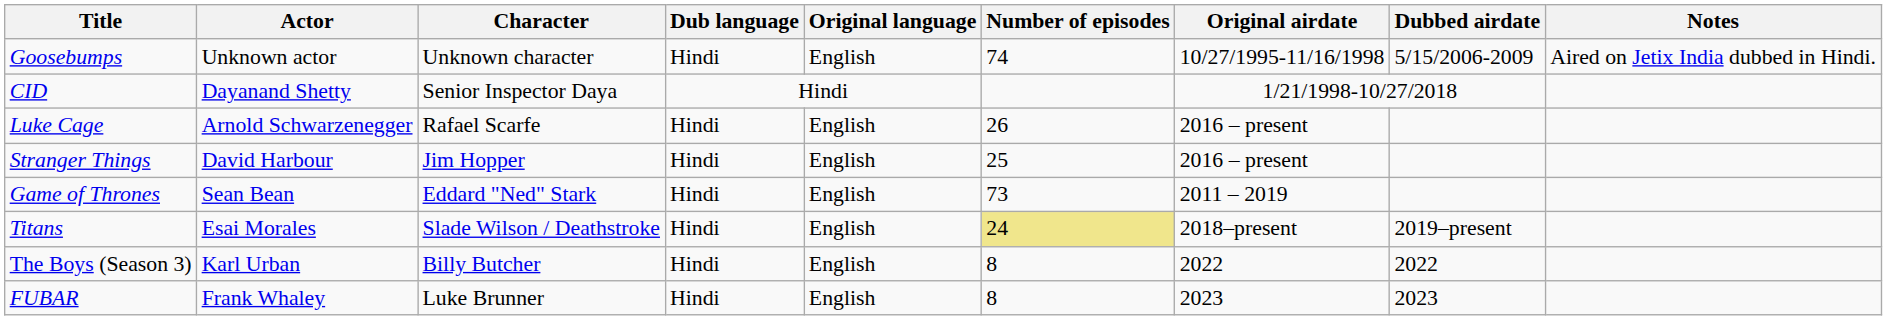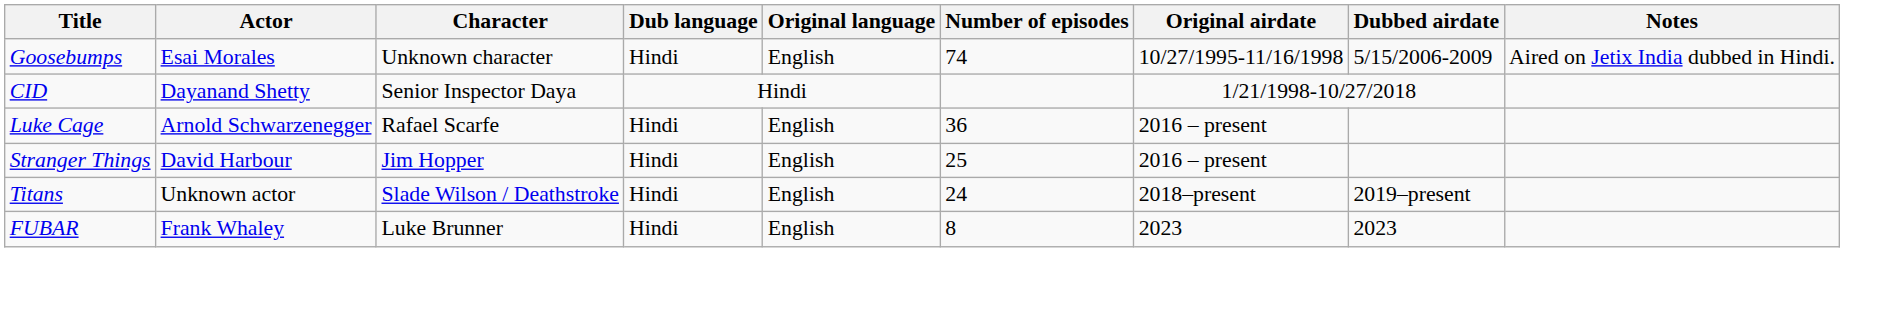(269, 56) Unknown actor -> (218, 56) Esai Morales
(997, 125) 26 -> (956, 125) 36
- row: (85, 194)
(259, 228) Esai Morales -> (228, 194) Unknown actor
(997, 228) khaki background -> (956, 194) no background
- row: (101, 263)
